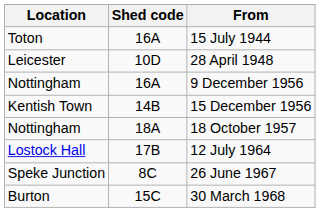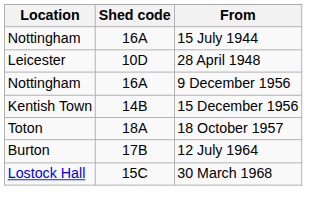(25, 38) Toton -> (44, 38) Nottingham
(44, 128) Nottingham -> (25, 128) Toton
(47, 151) Lostock Hall -> (29, 151) Burton
- row: (233, 173)
(29, 196) Burton -> (47, 173) Lostock Hall
